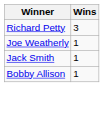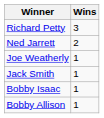+ row: (31, 43)
+ row: (33, 89)
